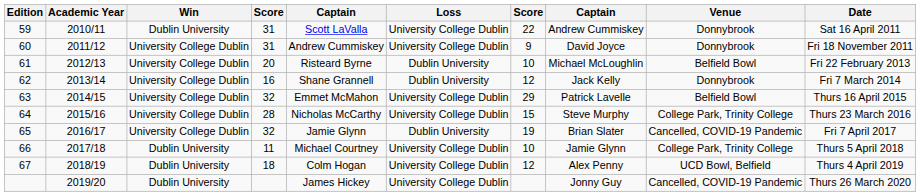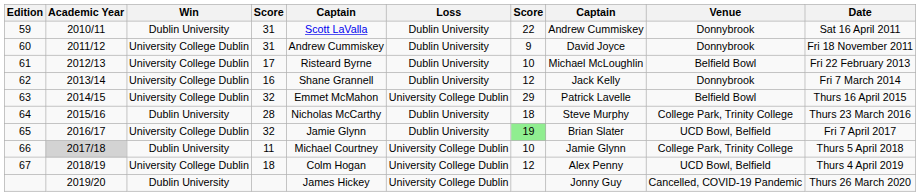(449, 30) University College Dublin -> (449, 30) Dublin University
(449, 47) University College Dublin -> (449, 47) Dublin University
(269, 64) 20 -> (269, 64) 17
(189, 115) University College Dublin -> (189, 115) Dublin University
(449, 115) University College Dublin -> (449, 115) Dublin University
(528, 115) 15 -> (528, 115) 18
(528, 132) no background -> (528, 132) lightgreen background
(725, 132) Cancelled, COVID-19 Pandemic -> (725, 132) UCD Bowl, Belfield
(86, 149) no background -> (86, 149) lightgrey background
(189, 166) Dublin University -> (189, 166) University College Dublin
